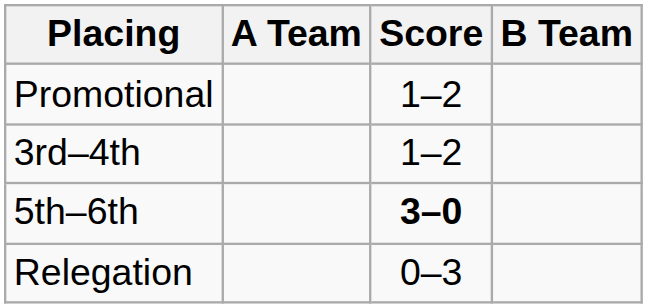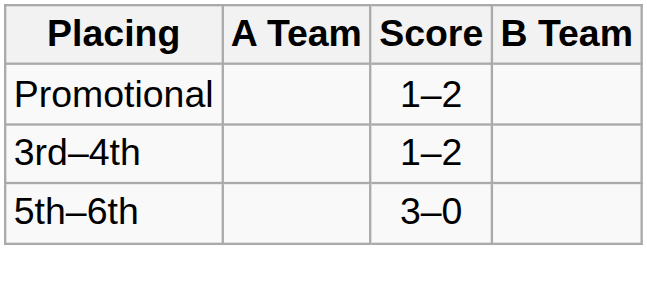(431, 212) bold -> (431, 212) normal
- row: (103, 271)
